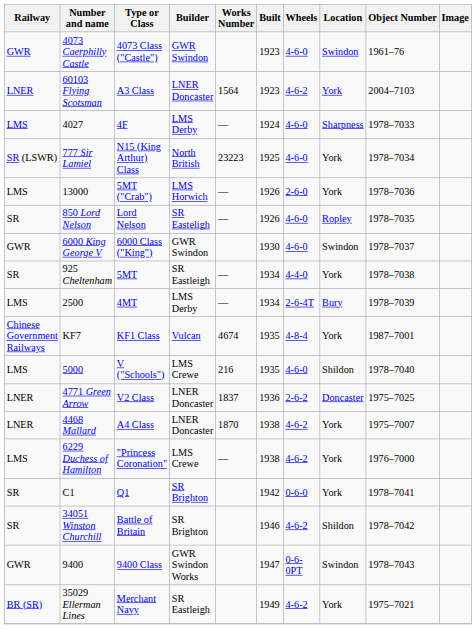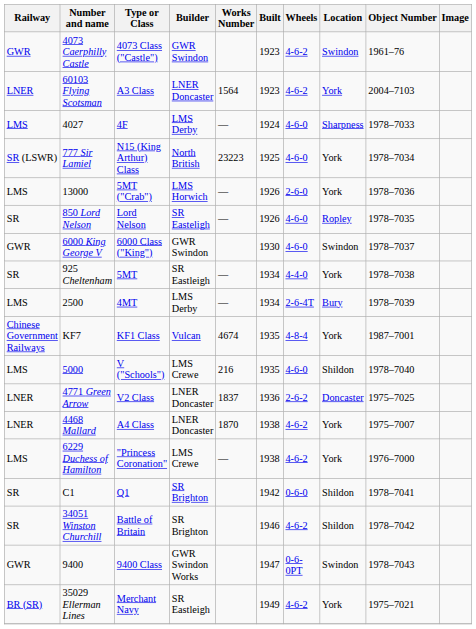(297, 51) 4-6-0 -> (297, 51) 4-6-2
(332, 492) York -> (338, 492) Shildon
